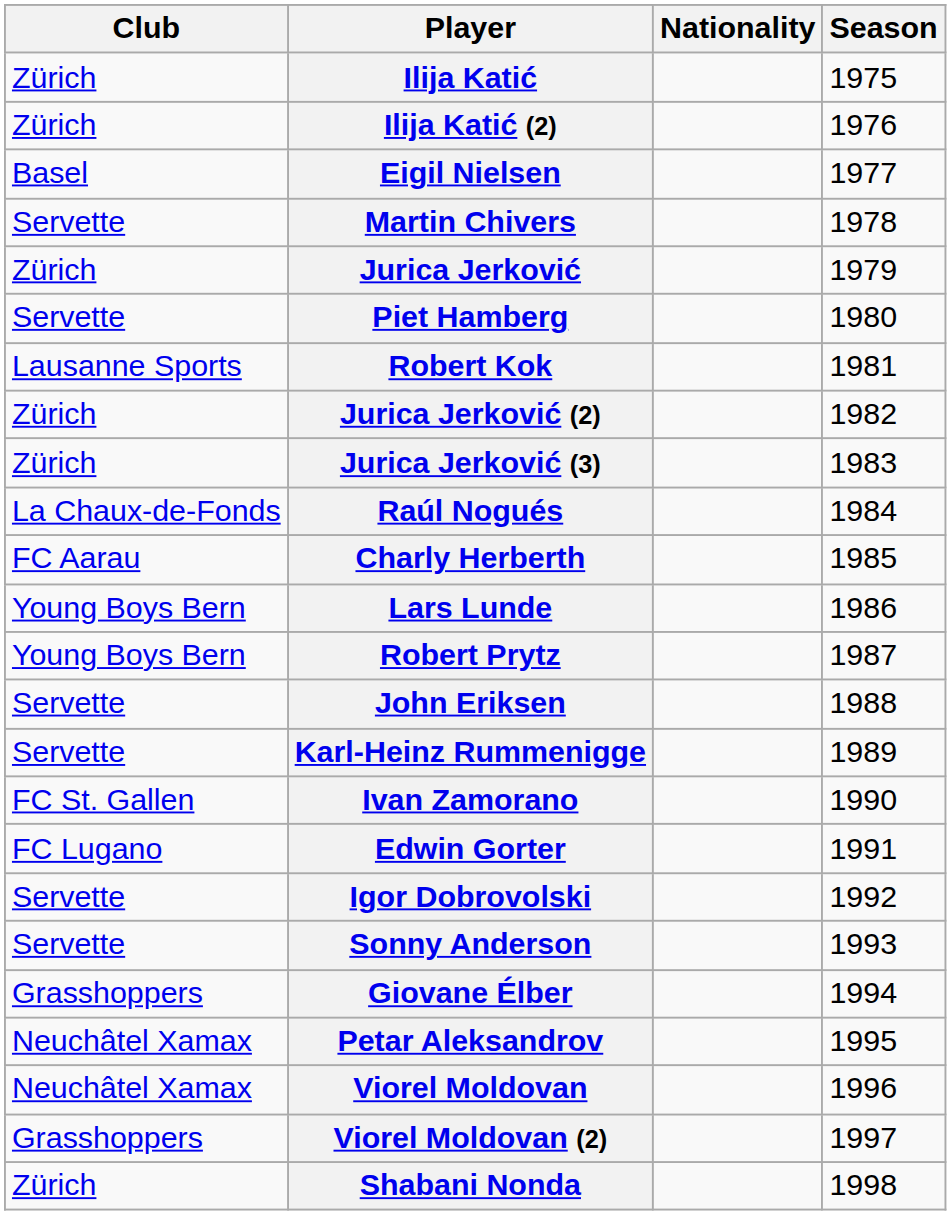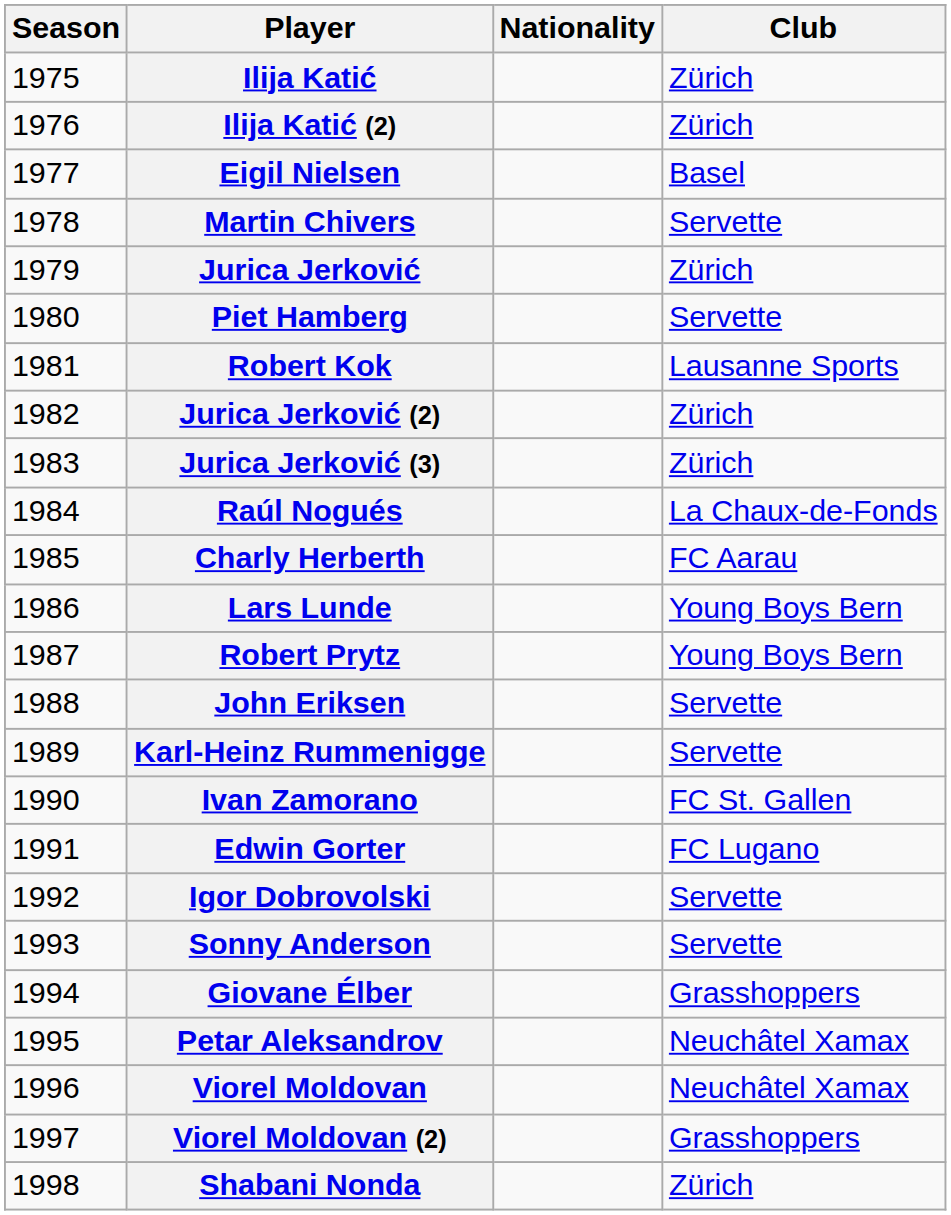columns swapped: (884, 28) <-> (146, 28)
